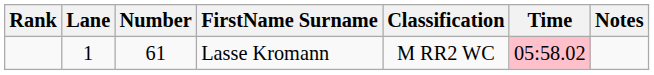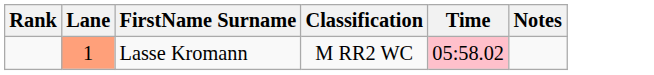- column: (156, 20)
(88, 52) no background -> (88, 52) lightsalmon background
